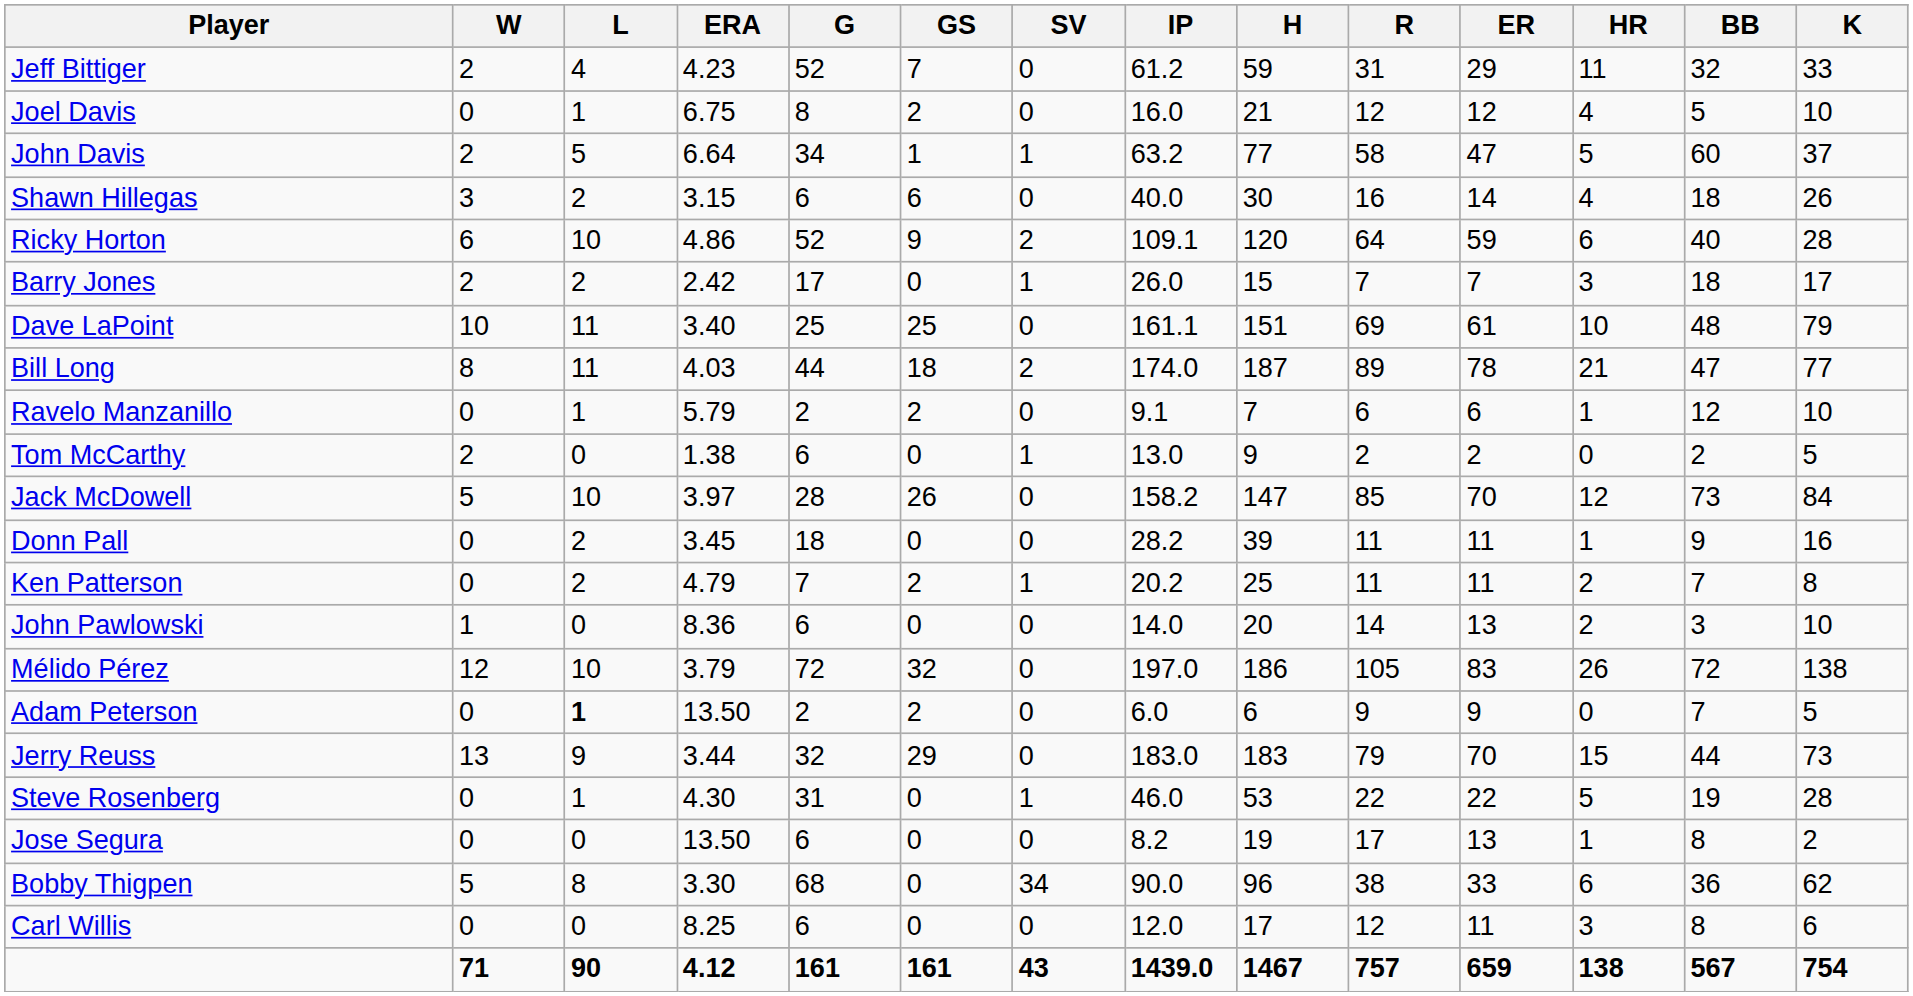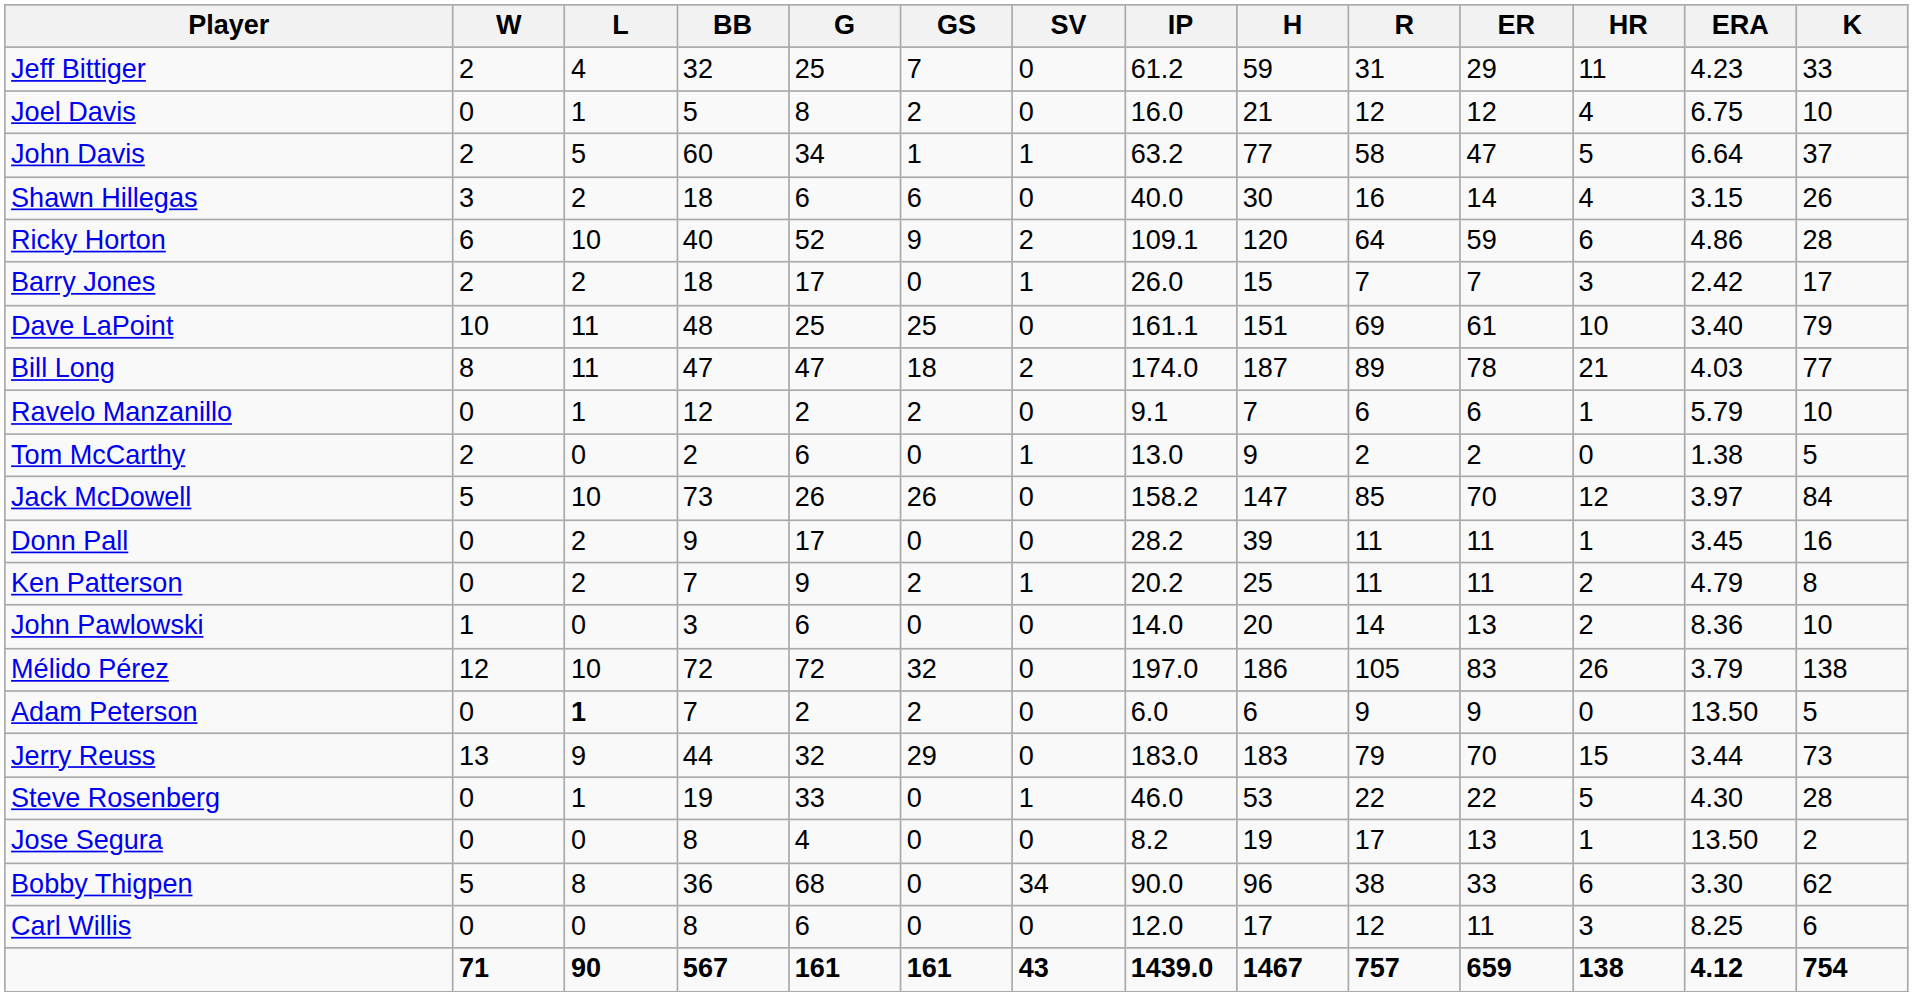columns swapped: (733, 25) <-> (1740, 25)
(810, 68) 52 -> (810, 68) 25
(810, 369) 44 -> (810, 369) 47
(810, 497) 28 -> (810, 497) 26
(810, 540) 18 -> (810, 540) 17
(802, 583) 7 -> (802, 583) 9
(810, 797) 31 -> (810, 797) 33
(802, 840) 6 -> (802, 840) 4
